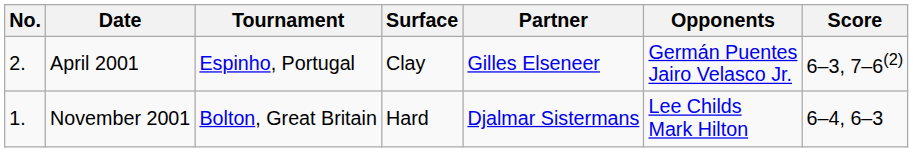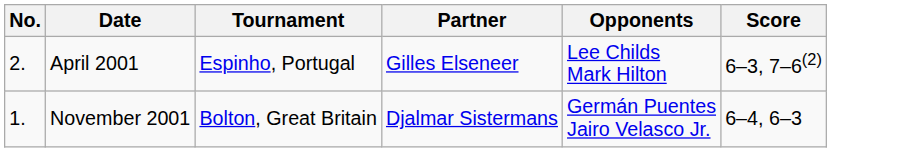- column: (422, 20)
(723, 63) Germán Puentes Jairo Velasco Jr. -> (617, 63) Lee Childs Mark Hilton
(698, 118) Lee Childs Mark Hilton -> (642, 118) Germán Puentes Jairo Velasco Jr.
